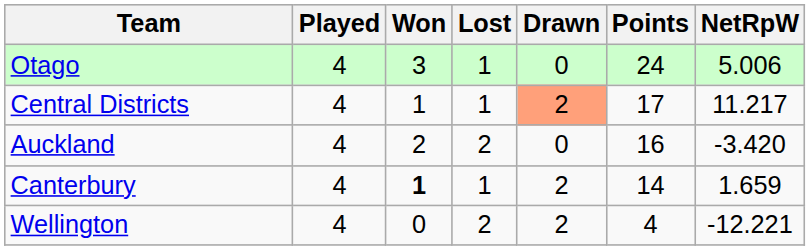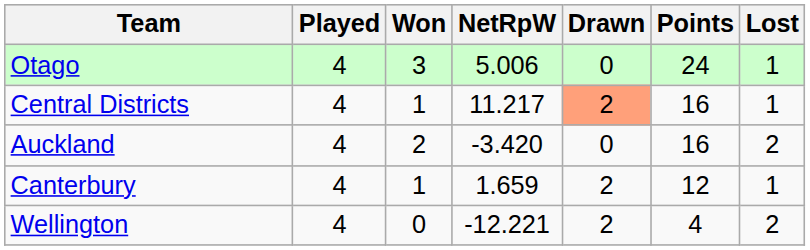columns swapped: (485, 24) <-> (750, 24)
(650, 104) 17 -> (695, 104) 16
(419, 184) bold -> (419, 184) normal
(650, 184) 14 -> (695, 184) 12
